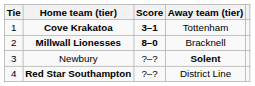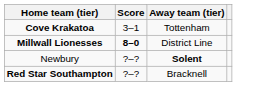- column: (14, 12)
(150, 27) bold -> (131, 27) normal
(206, 43) Bracknell -> (187, 43) District Line
(206, 73) District Line -> (187, 73) Bracknell
